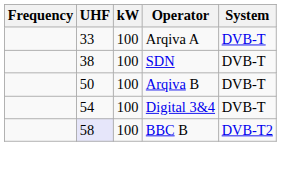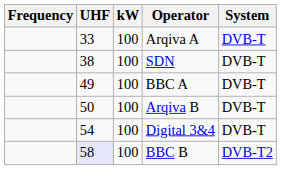+ row: (167, 84)
